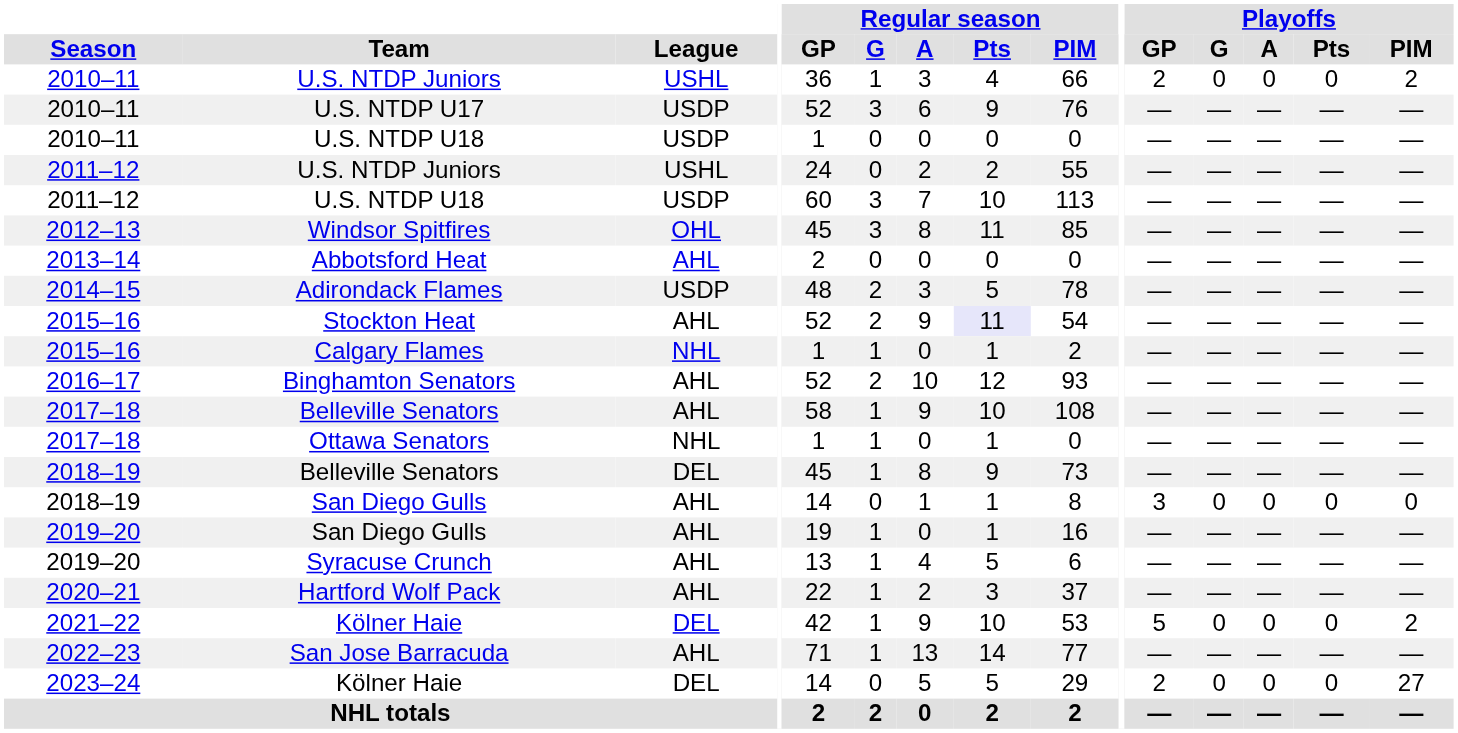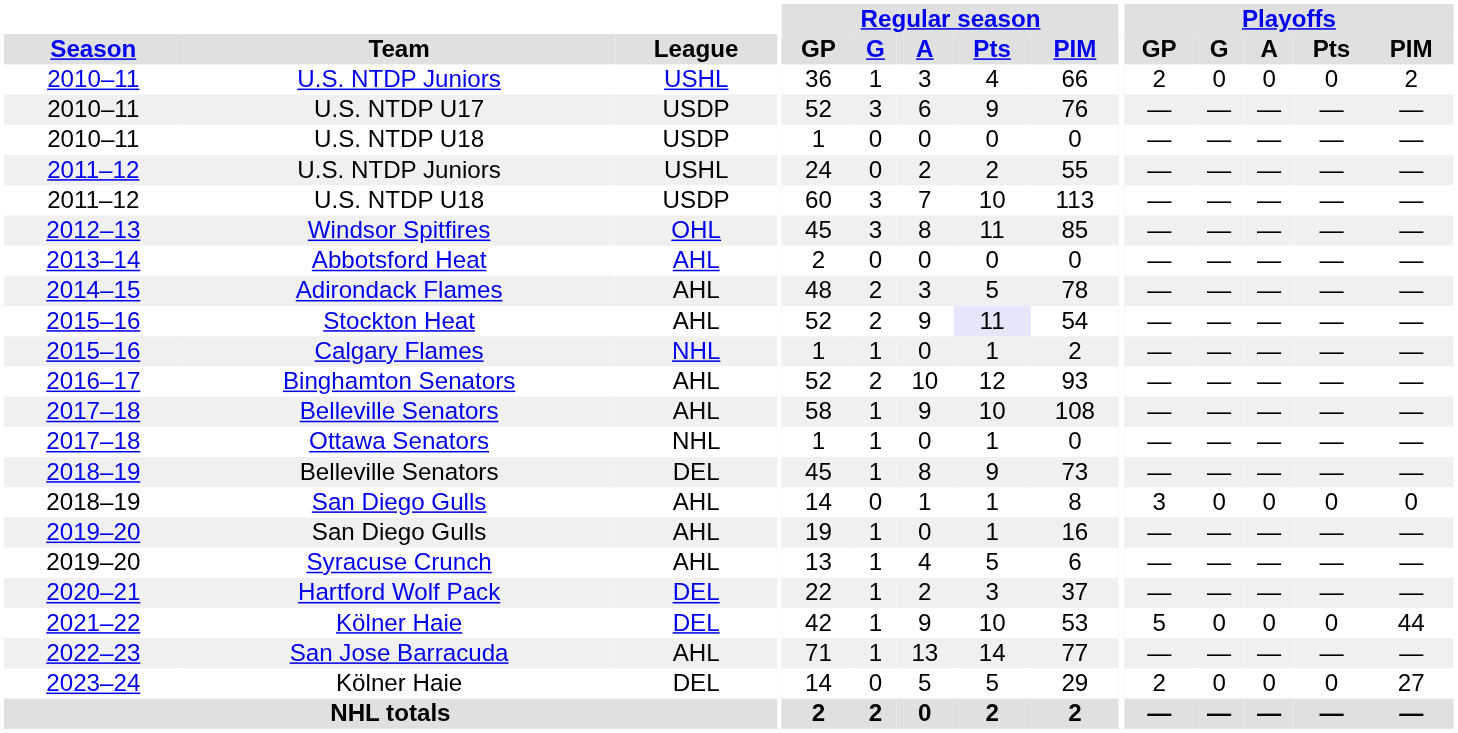(696, 290) USDP -> (696, 290) AHL
(696, 592) AHL -> (696, 592) DEL
(1411, 622) 2 -> (1411, 622) 44
